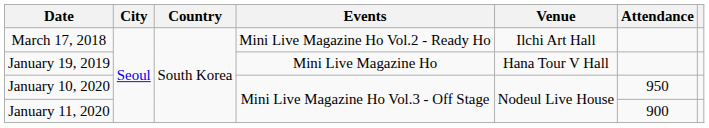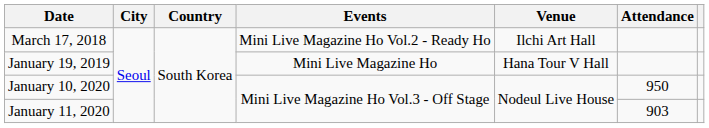(657, 110) 900 -> (657, 110) 903
